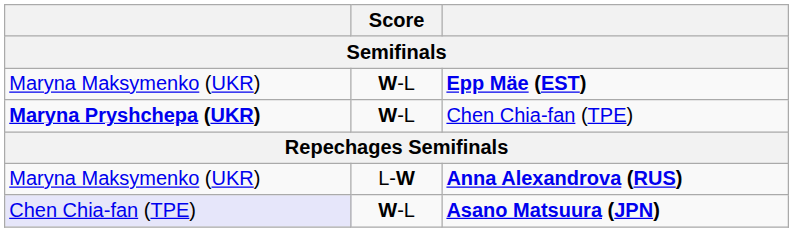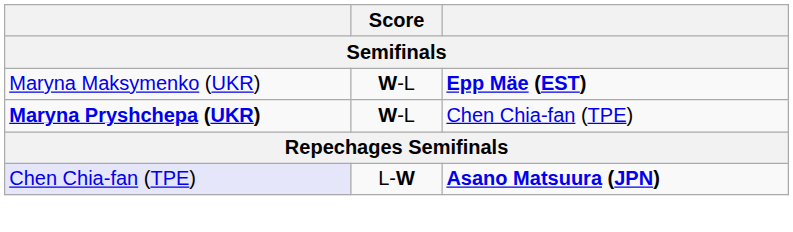- row: (564, 178)
(397, 210) W-L -> (397, 178) L-W
